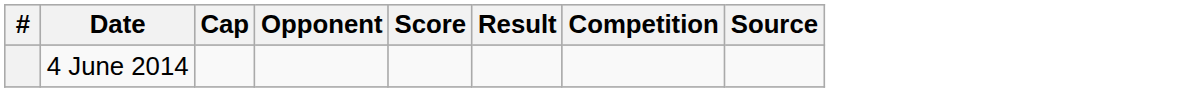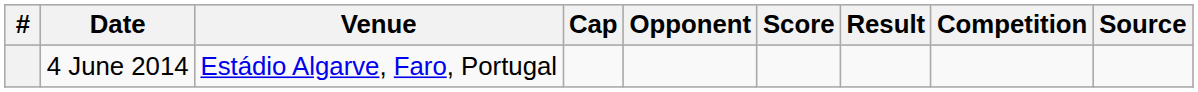+ column: (379, 24)
